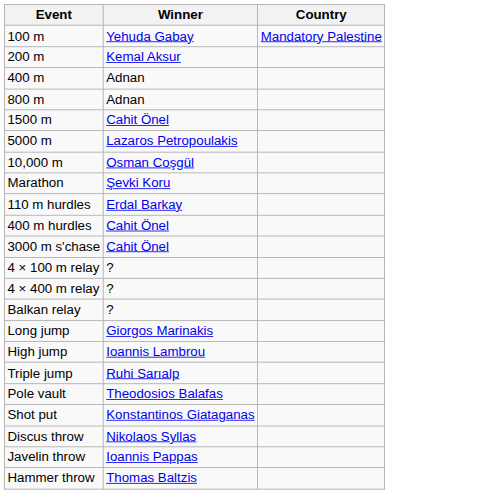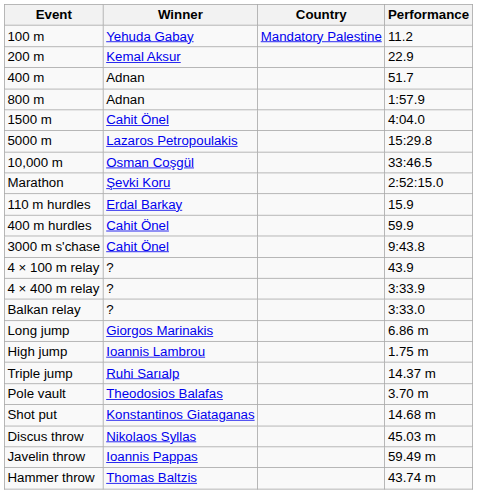+ column: (428, 15)
